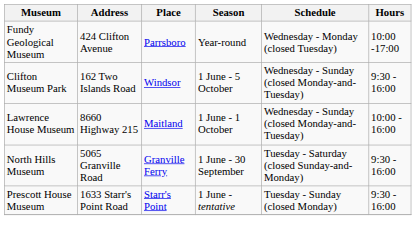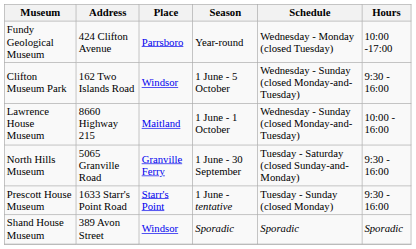+ row: (35, 229)
